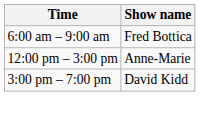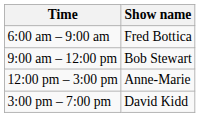+ row: (62, 58)
